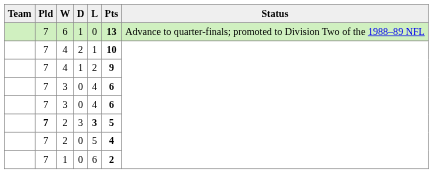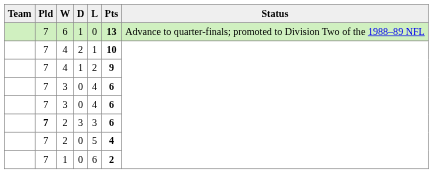(95, 123) bold -> (95, 123) normal
(112, 123) 5 -> (112, 123) 6
